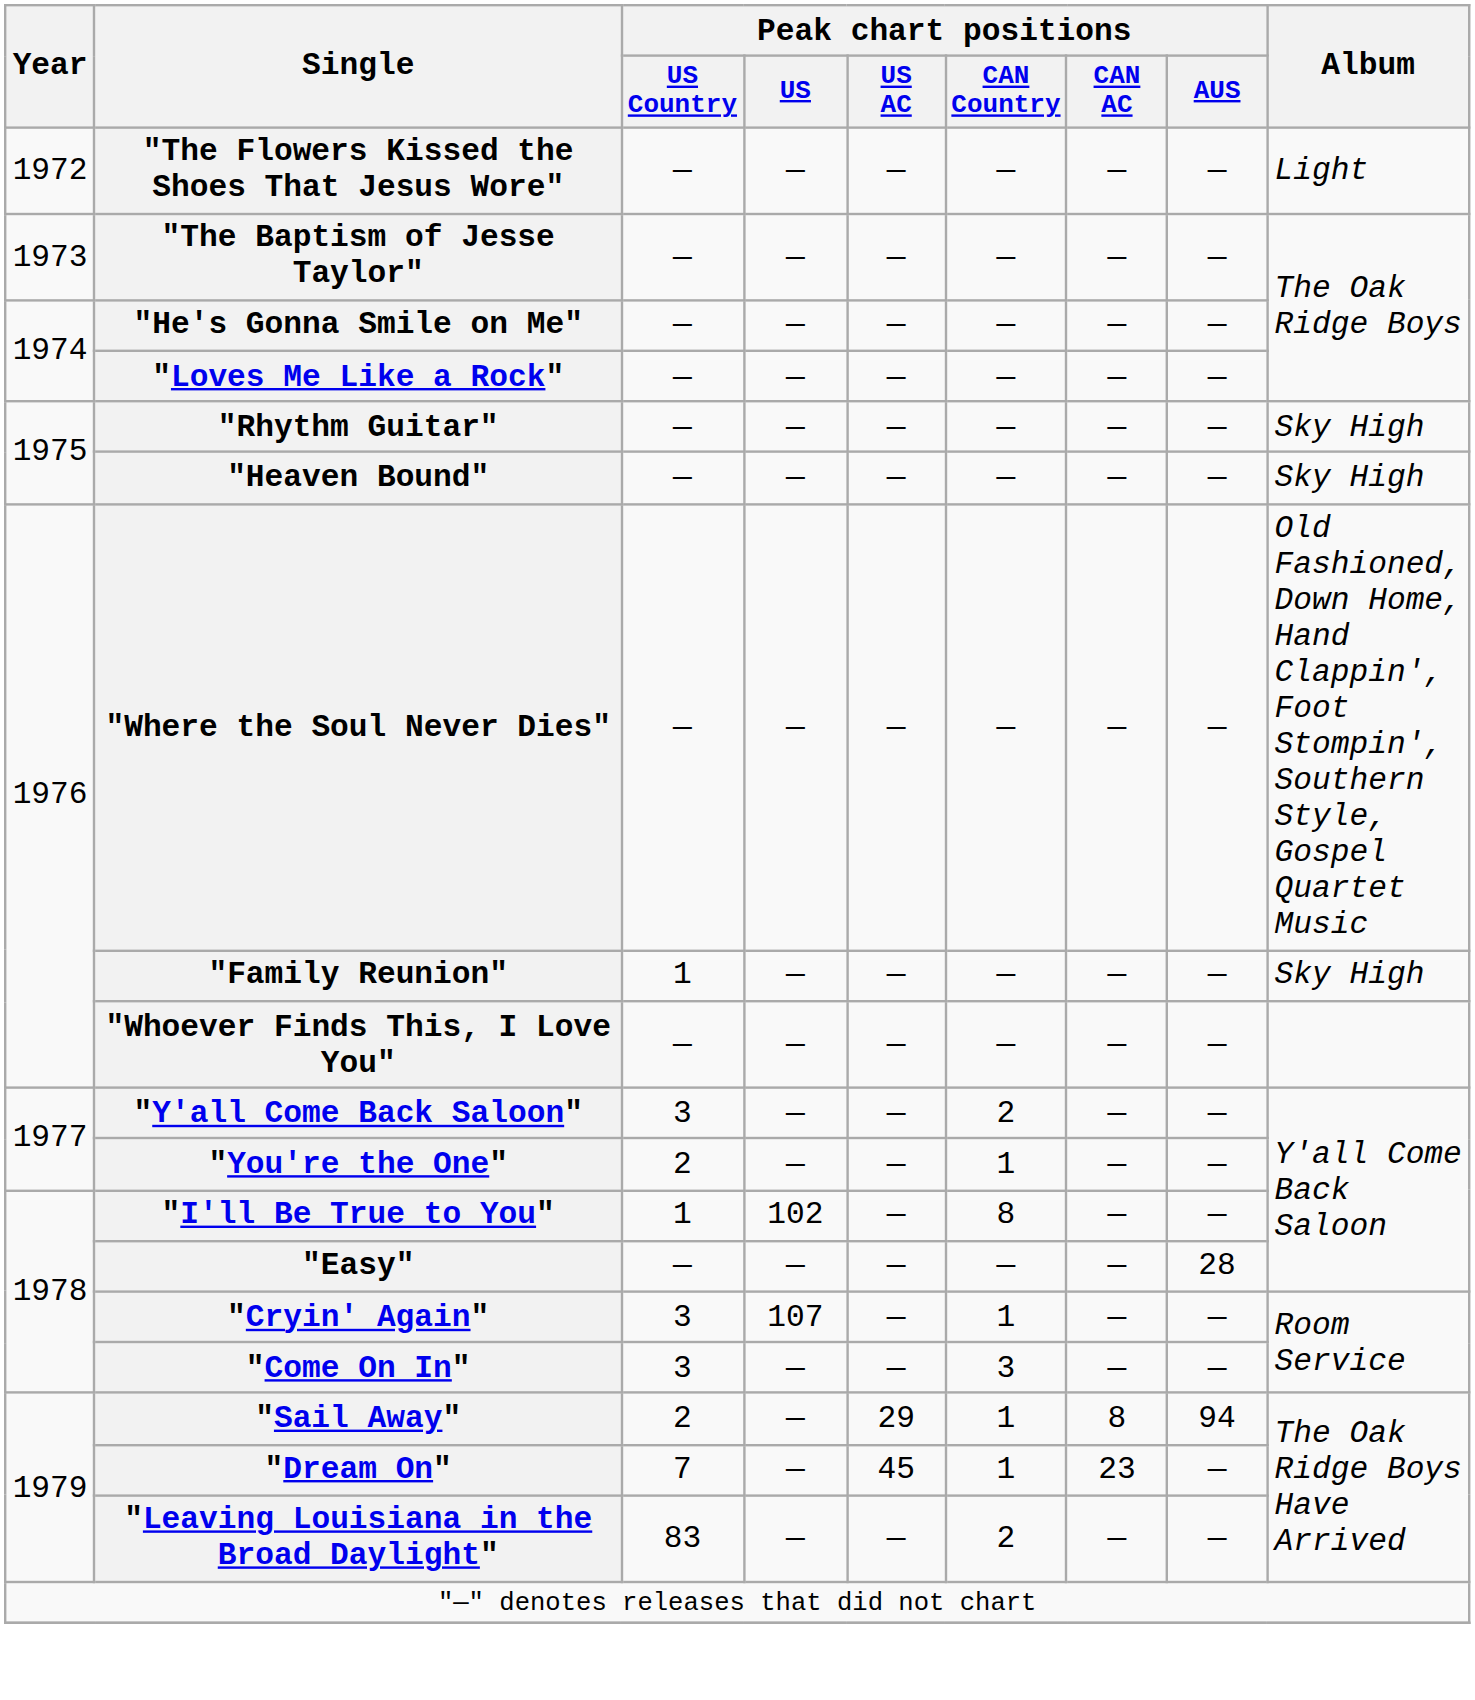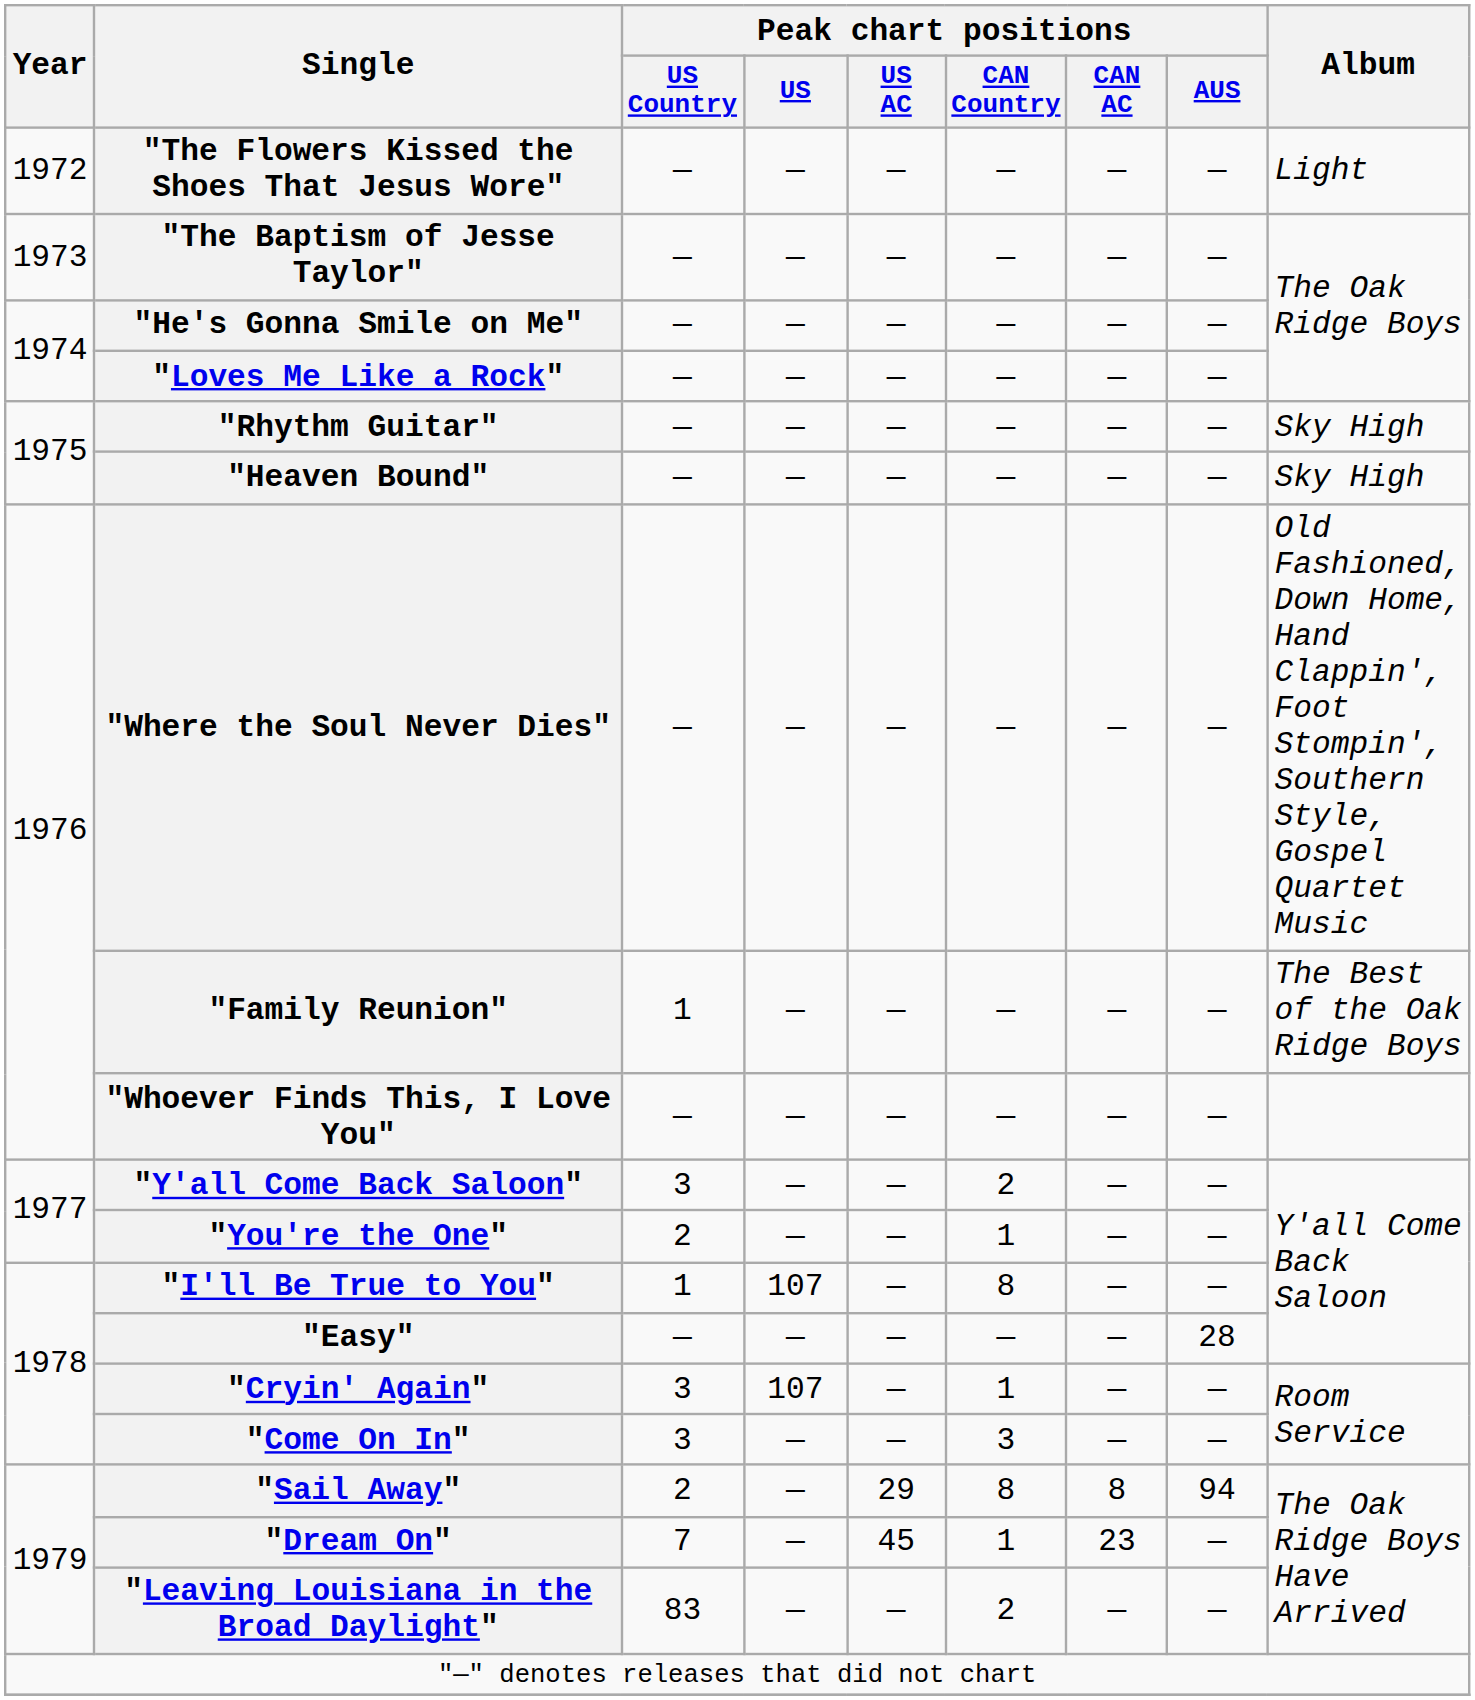(1349, 976) Sky High -> (1368, 1012) The Best of the Oak Ridge Boys
(795, 1215) 102 -> (795, 1287) 107
(1006, 1419) 1 -> (1006, 1491) 8
